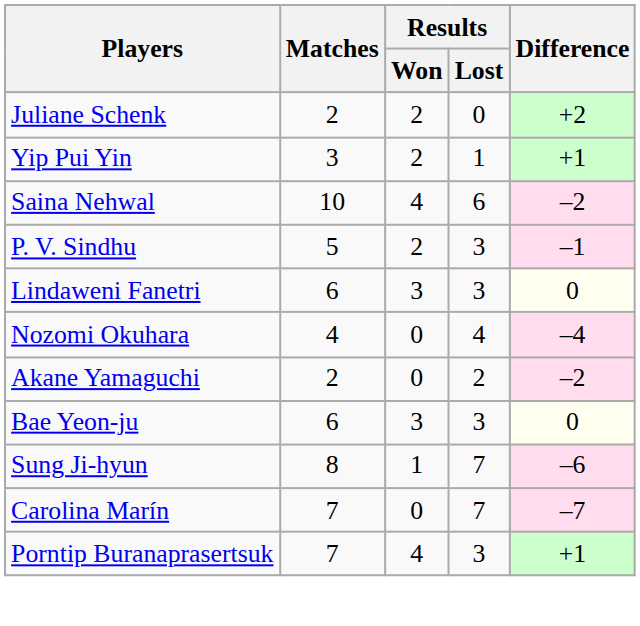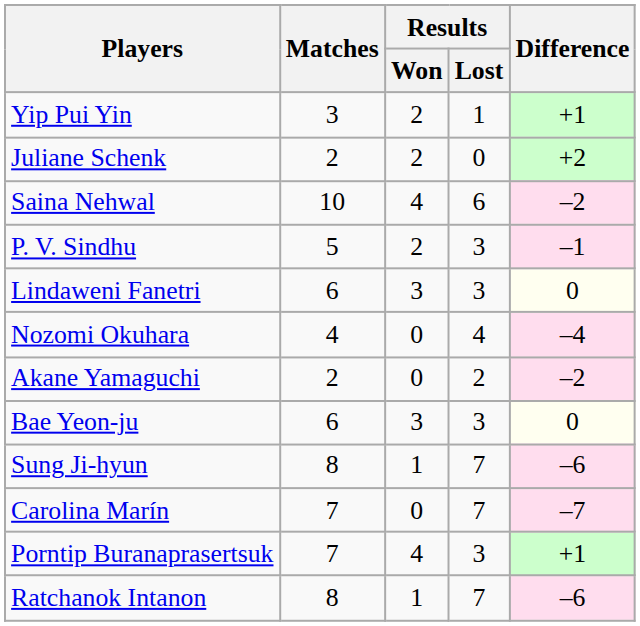rows swapped: (89, 114) <-> (71, 158)
+ row: (109, 597)
